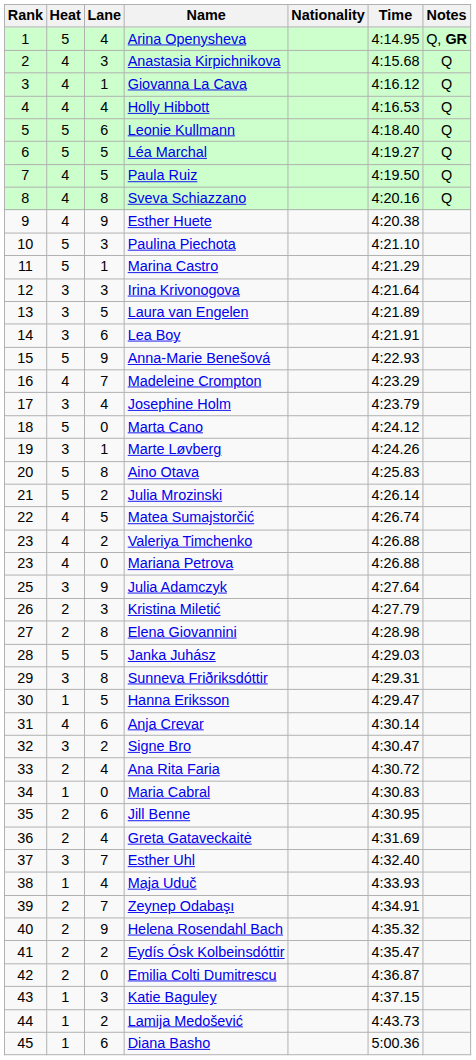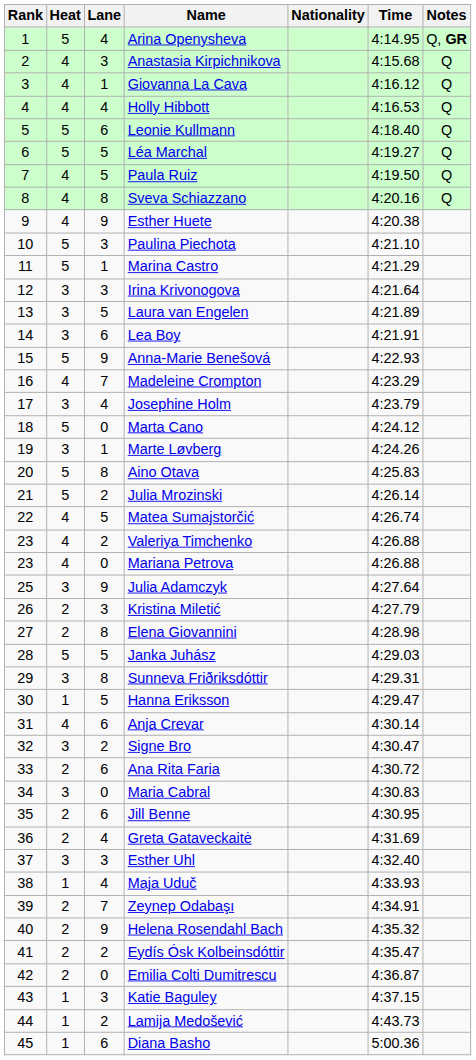(104, 769) 4 -> (104, 769) 6
(65, 792) 1 -> (65, 792) 3
(104, 860) 7 -> (104, 860) 3
